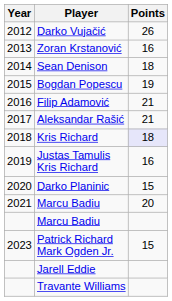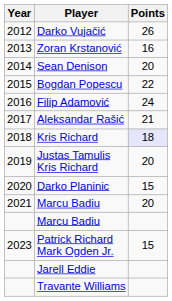(148, 66) 18 -> (148, 66) 20
(148, 84) 19 -> (148, 84) 22
(148, 102) 21 -> (148, 102) 24
(148, 161) 16 -> (148, 161) 20
